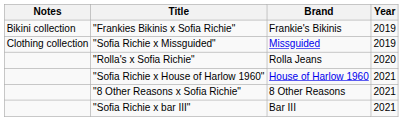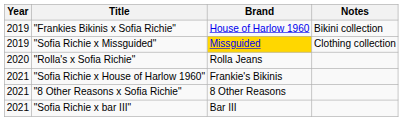columns swapped: (385, 12) <-> (48, 12)
(305, 28) Frankie's Bikinis -> (260, 28) House of Harlow 1960
(295, 44) no background -> (235, 44) gold background
(319, 76) House of Harlow 1960 -> (246, 76) Frankie's Bikinis
